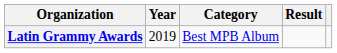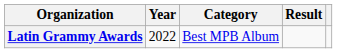(162, 36) 2019 -> (162, 36) 2022
